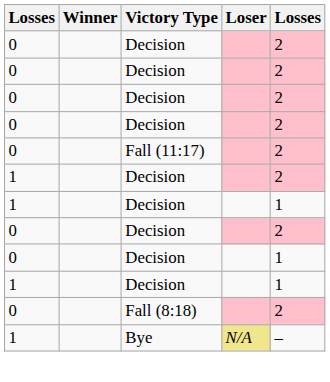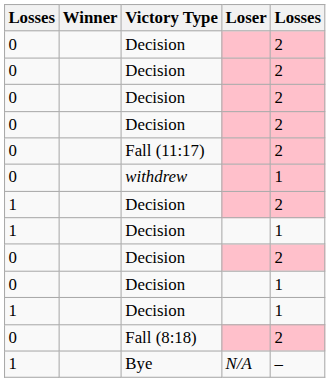+ row: (13, 177)
(239, 337) khaki background -> (239, 364) no background
